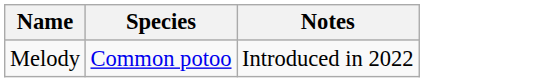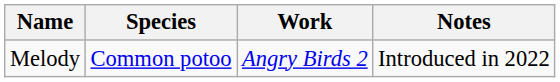+ column: (305, 22)
